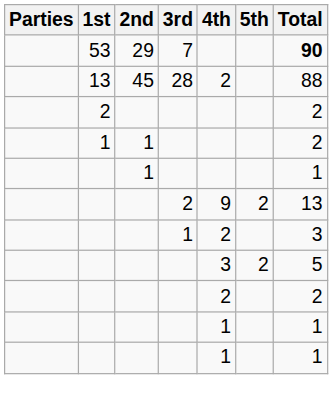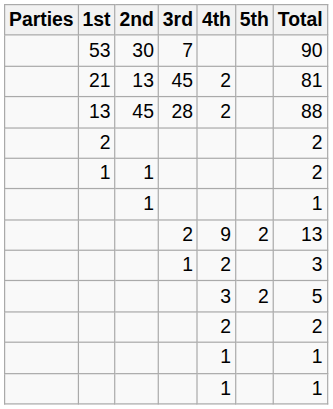(143, 50) 29 -> (143, 50) 30
(312, 50) bold -> (312, 50) normal
+ row: (100, 81)
